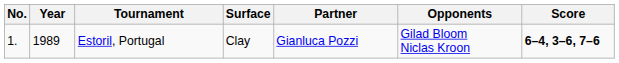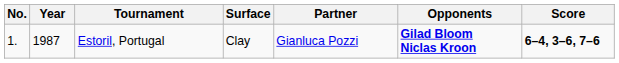(46, 40) 1989 -> (46, 40) 1987
(435, 40) normal -> (438, 40) bold
